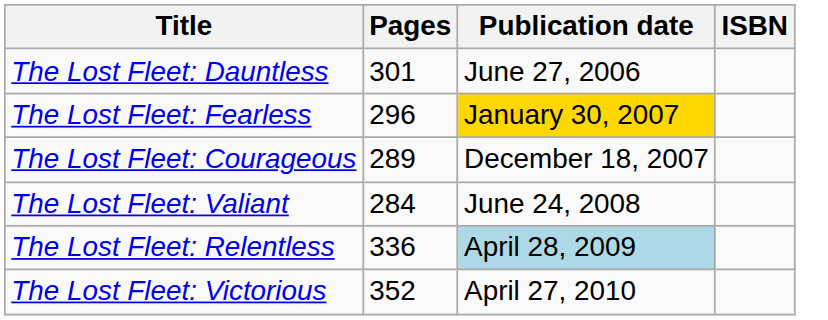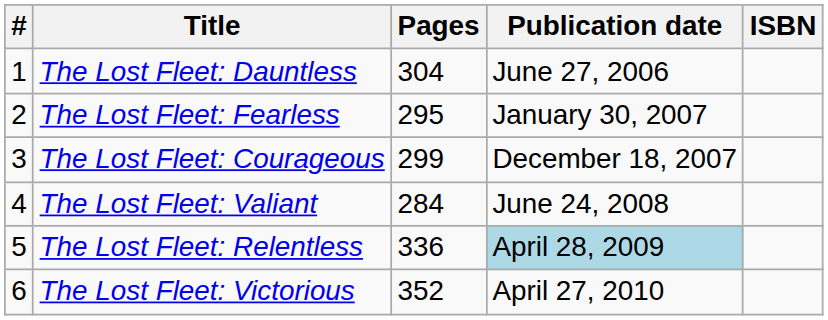+ column: (19, 26)
(392, 70) 301 -> (421, 70) 304
(392, 114) 296 -> (421, 114) 295
(572, 114) gold background -> (600, 114) no background
(392, 159) 289 -> (421, 159) 299
